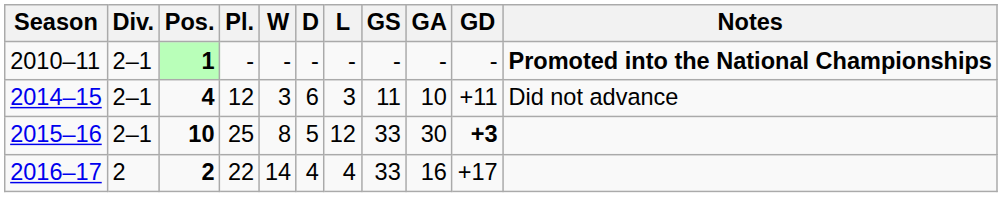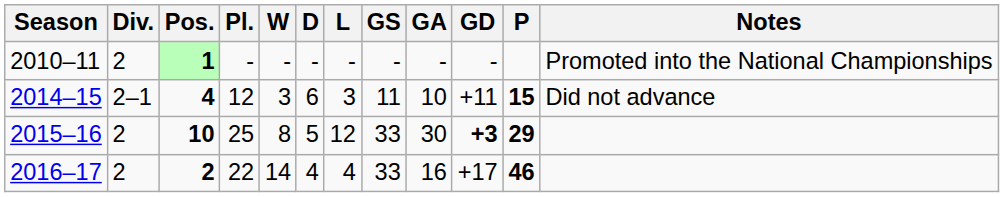+ column: (522, 23)
(132, 60) 2–1 -> (119, 60) 2
(750, 60) bold -> (769, 60) normal
(132, 135) 2–1 -> (119, 135) 2
